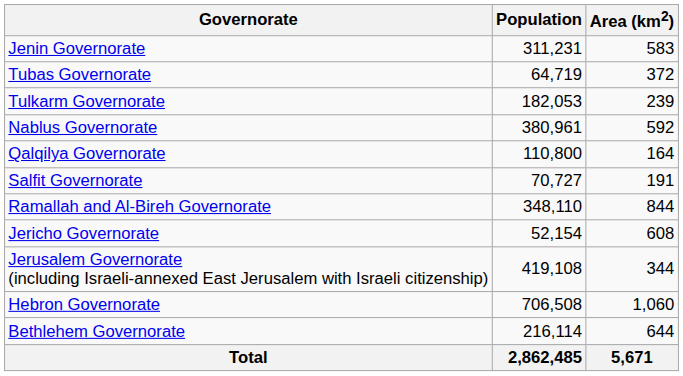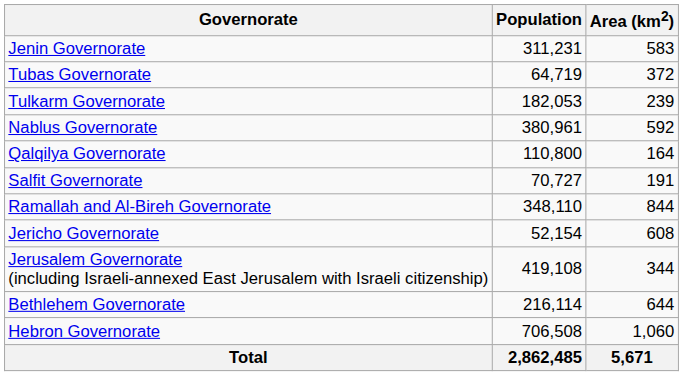rows swapped: (97, 331) <-> (84, 304)
